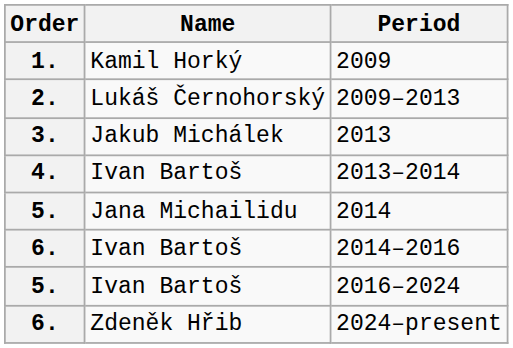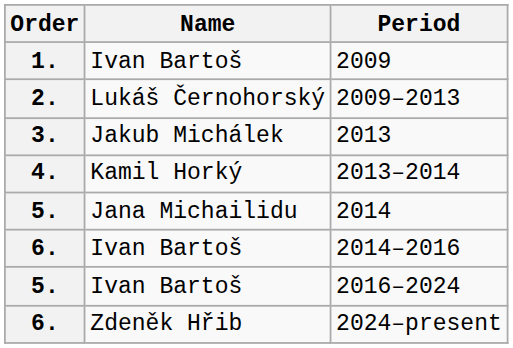(166, 61) Kamil Horký -> (166, 61) Ivan Bartoš
(166, 174) Ivan Bartoš -> (166, 174) Kamil Horký
